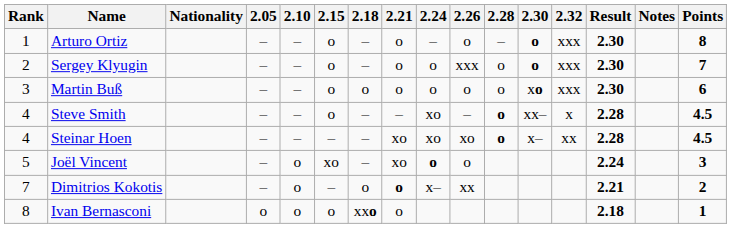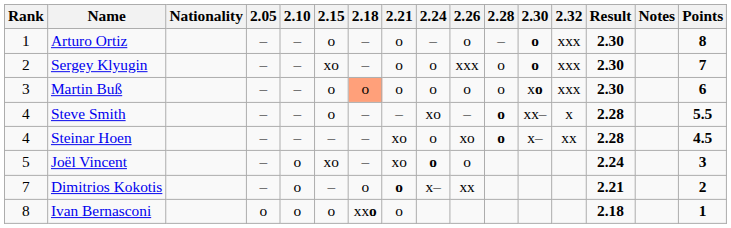(331, 65) o -> (331, 65) xo
(365, 89) no background -> (365, 89) lightsalmon background
(703, 114) 4.5 -> (703, 114) 5.5
(433, 138) xo -> (433, 138) o
